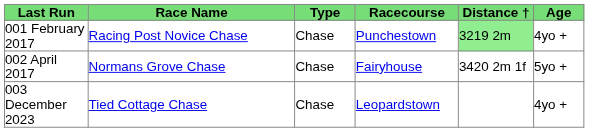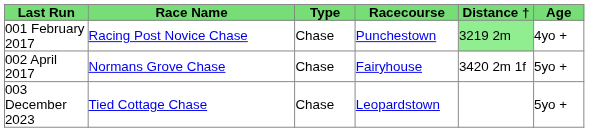(551, 104) 4yo + -> (551, 104) 5yo +
